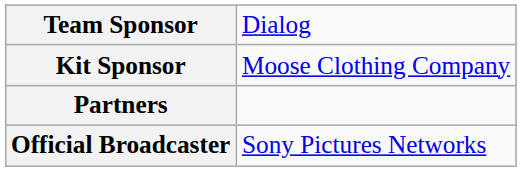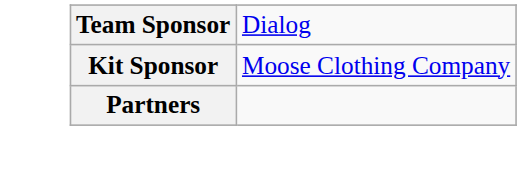- row: (121, 145)
